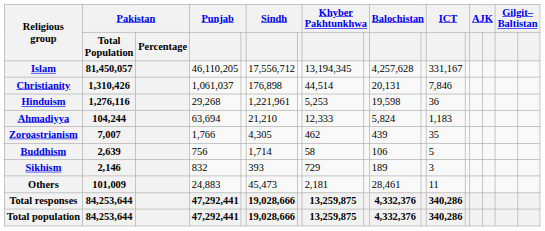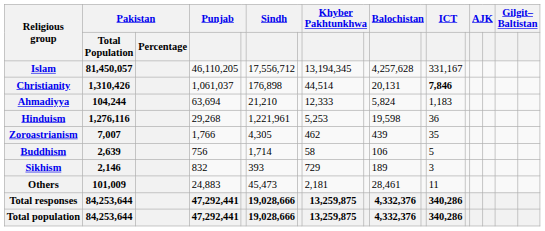(440, 85) normal -> (440, 85) bold
rows swapped: (43, 102) <-> (43, 118)
